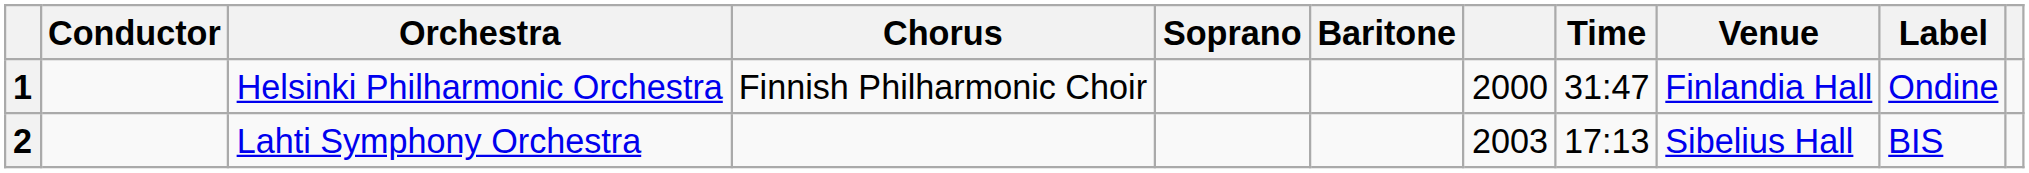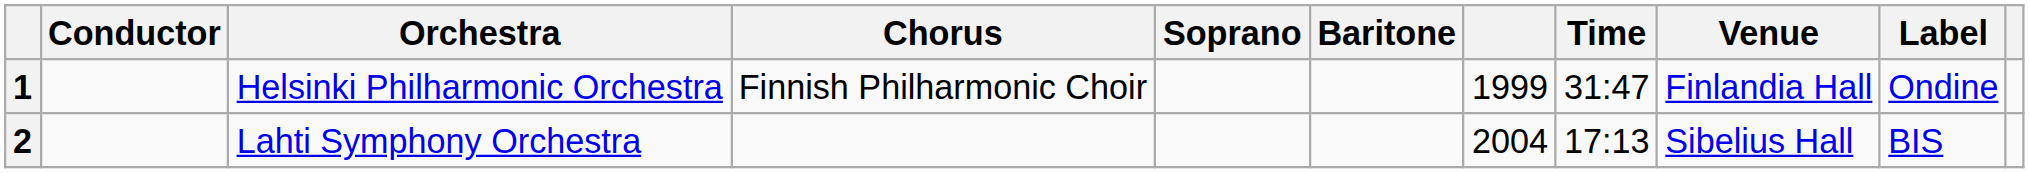(1510, 87) 2000 -> (1510, 87) 1999
(1510, 141) 2003 -> (1510, 141) 2004
